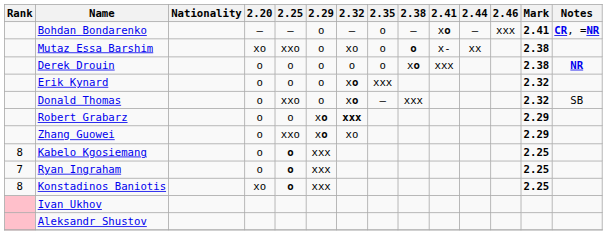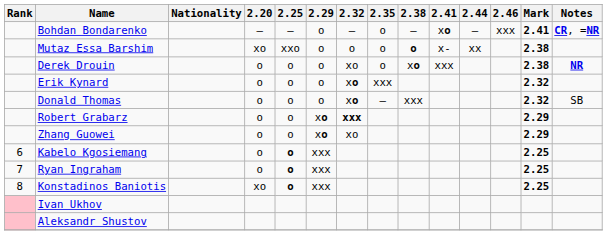(352, 48) xo -> (352, 48) o
(352, 65) o -> (352, 65) xo
(290, 100) xxo -> (290, 100) o
(290, 135) xxo -> (290, 135) o
(20, 152) 8 -> (20, 152) 6
